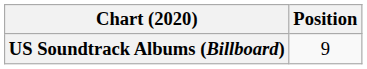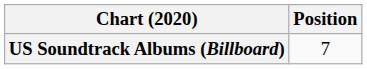(325, 48) 9 -> (325, 48) 7
